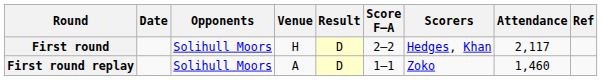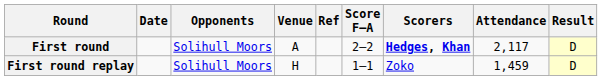columns swapped: (339, 21) <-> (584, 21)
(295, 47) H -> (295, 47) A
(449, 47) normal -> (428, 47) bold
(295, 66) A -> (295, 66) H
(532, 66) 1,460 -> (511, 66) 1,459
